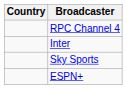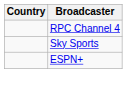- row: (60, 44)
